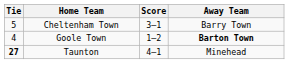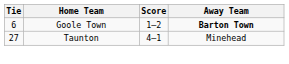- row: (81, 25)
(14, 38) 4 -> (14, 25) 6
(14, 52) bold -> (14, 38) normal
